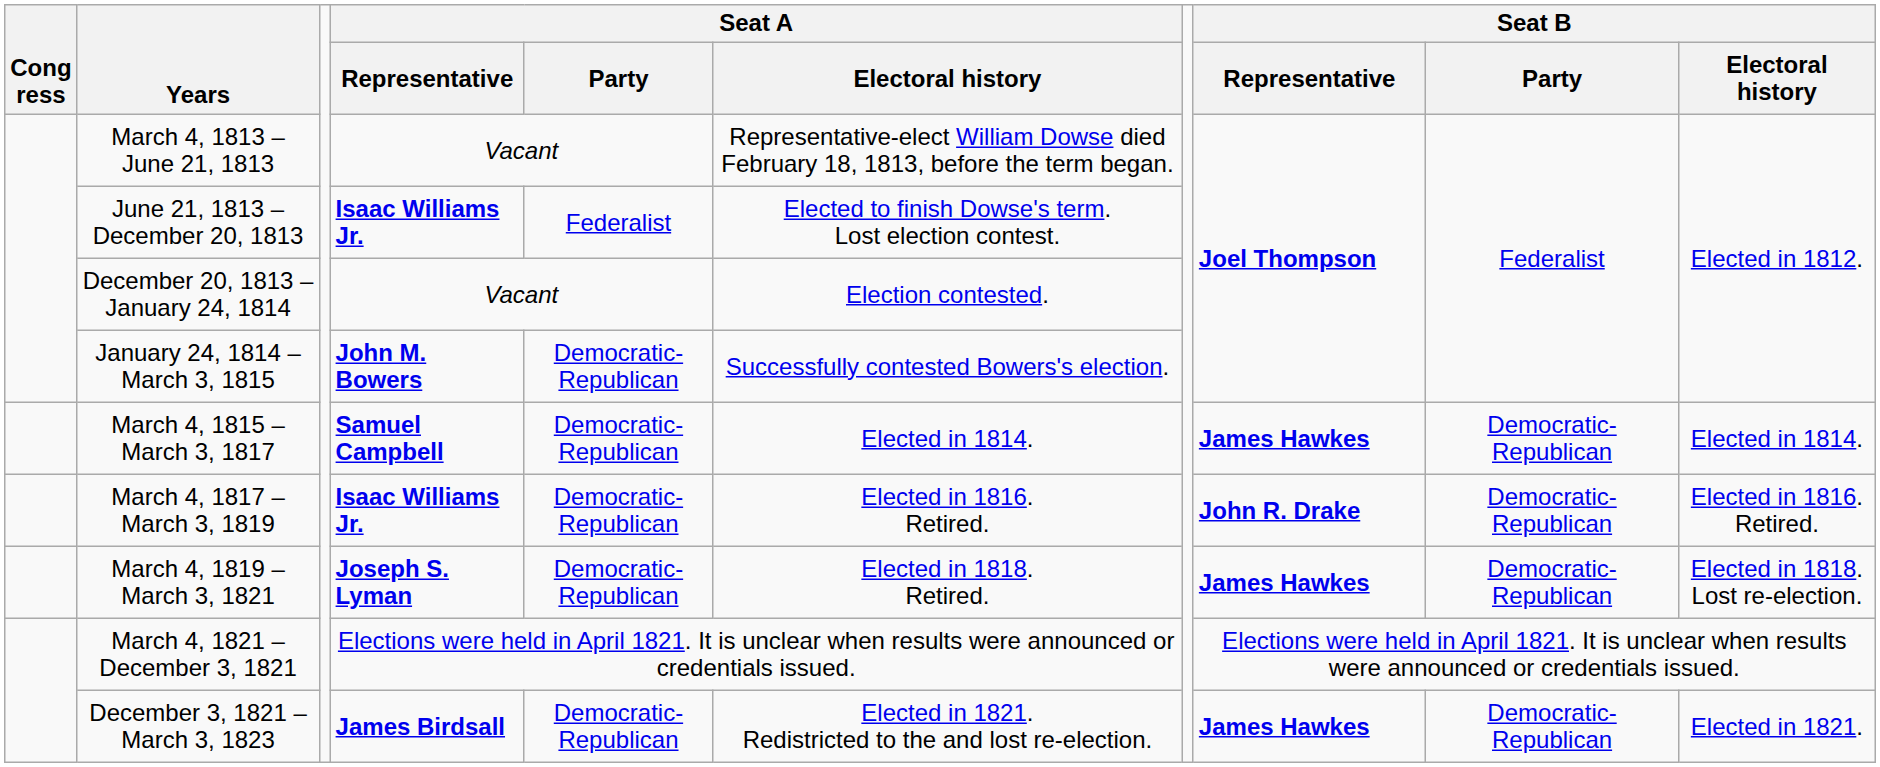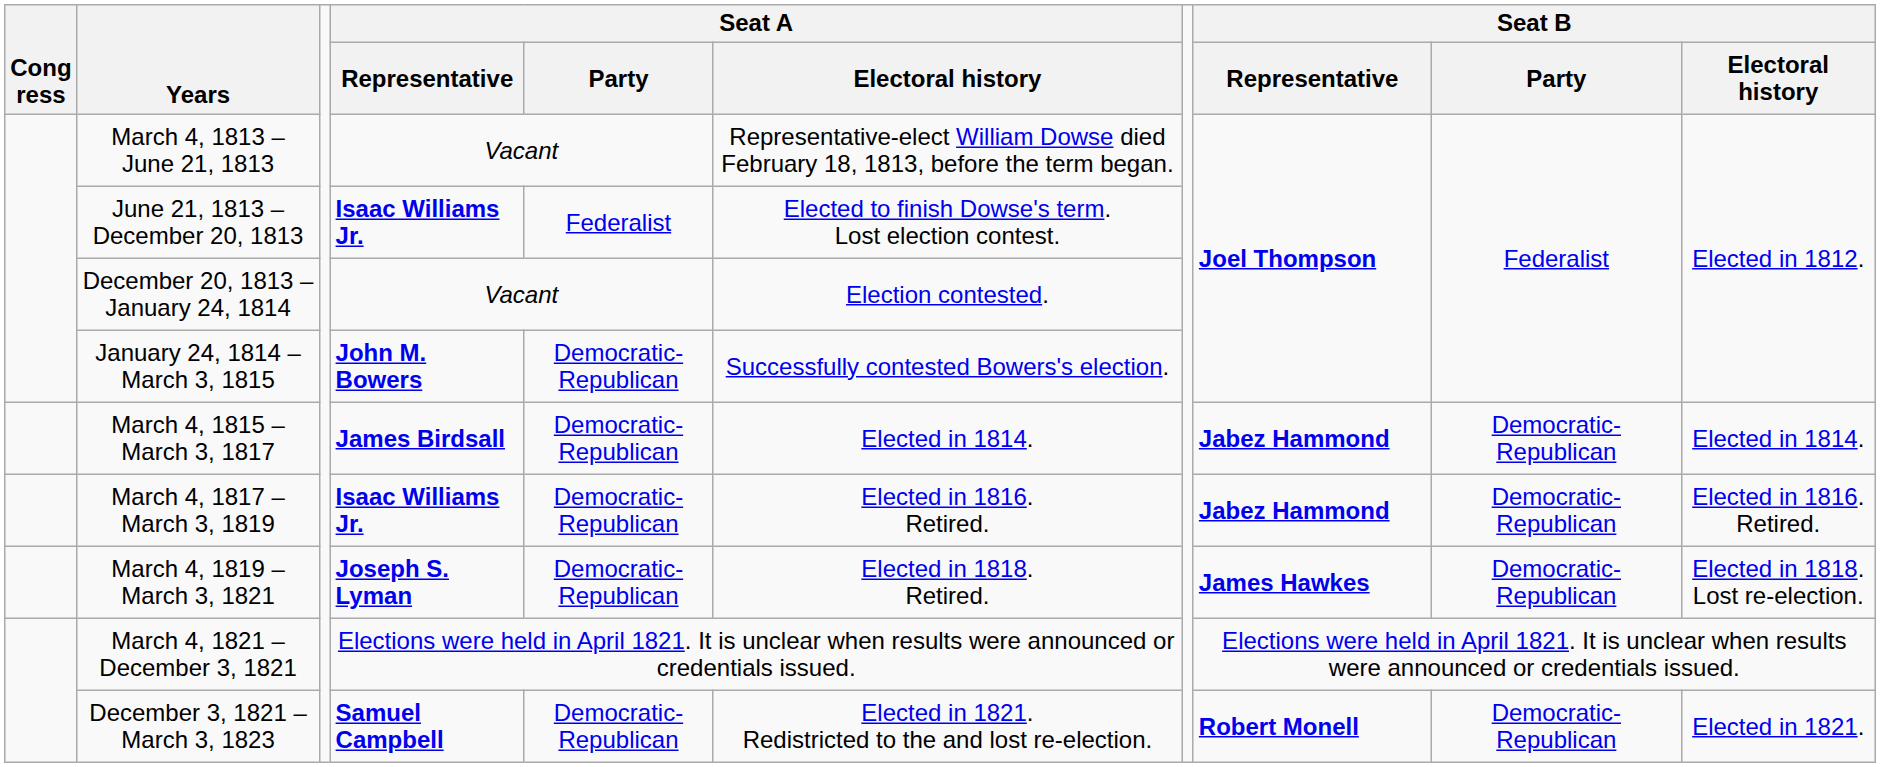(390, 438) Samuel Campbell -> (420, 438) James Birdsall
(1284, 438) James Hawkes -> (1294, 438) Jabez Hammond
(1280, 510) John R. Drake -> (1294, 510) Jabez Hammond
(420, 726) James Birdsall -> (390, 726) Samuel Campbell
(1284, 726) James Hawkes -> (1279, 726) Robert Monell
